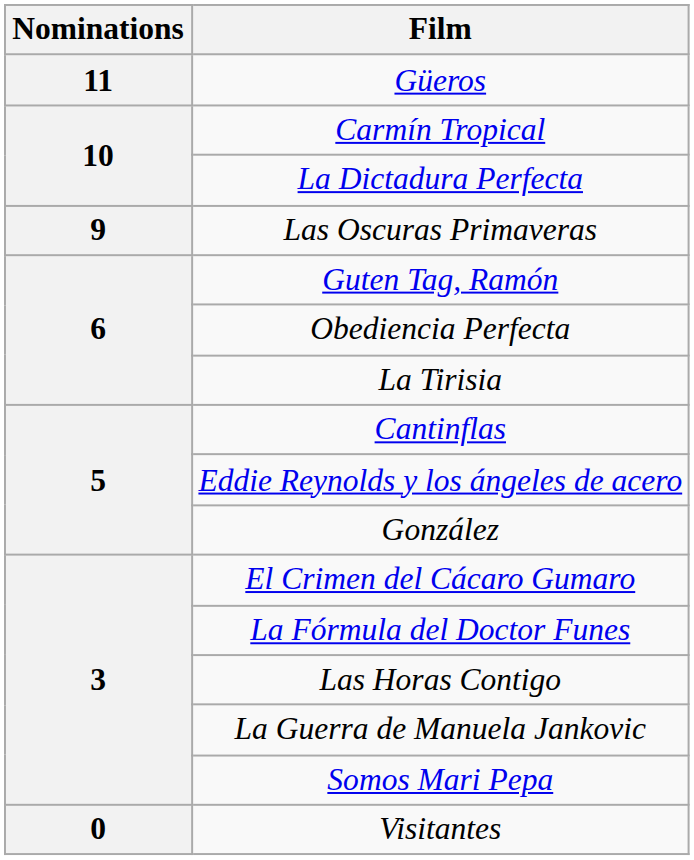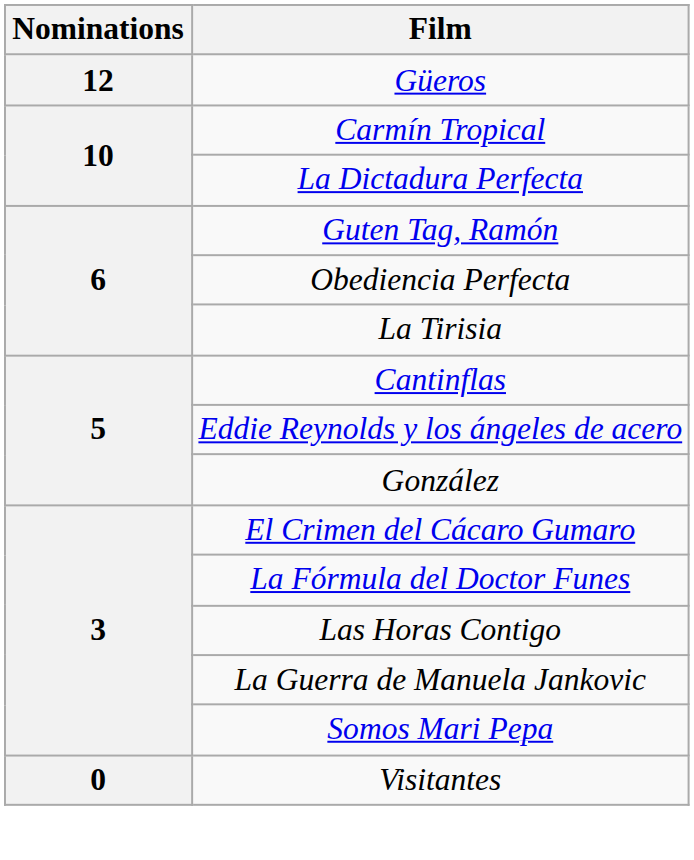(98, 79) 11 -> (98, 79) 12
- row: (440, 229)
